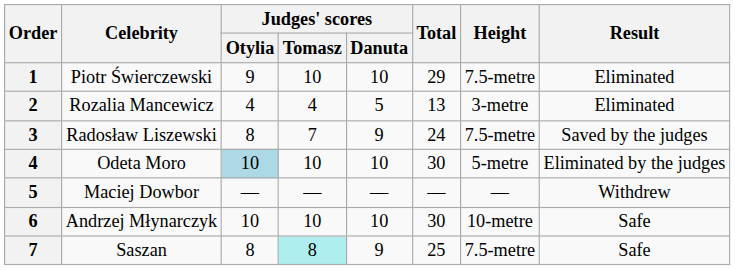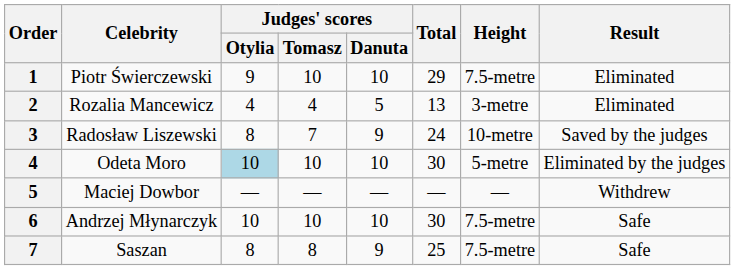(500, 134) 7.5-metre -> (500, 134) 10-metre
(500, 221) 10-metre -> (500, 221) 7.5-metre
(312, 250) paleturquoise background -> (312, 250) no background
